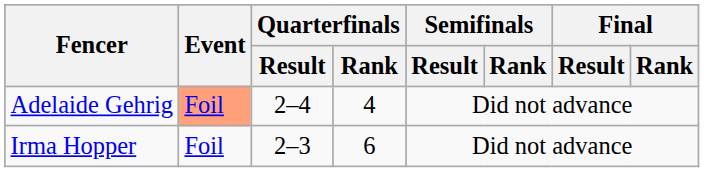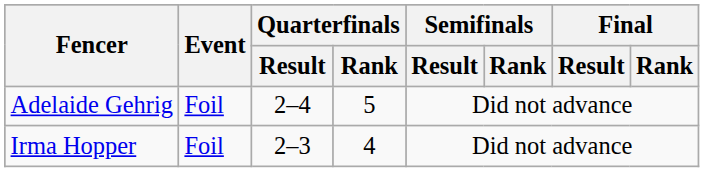(204, 105) lightsalmon background -> (204, 105) no background
(369, 105) 4 -> (369, 105) 5
(369, 146) 6 -> (369, 146) 4
